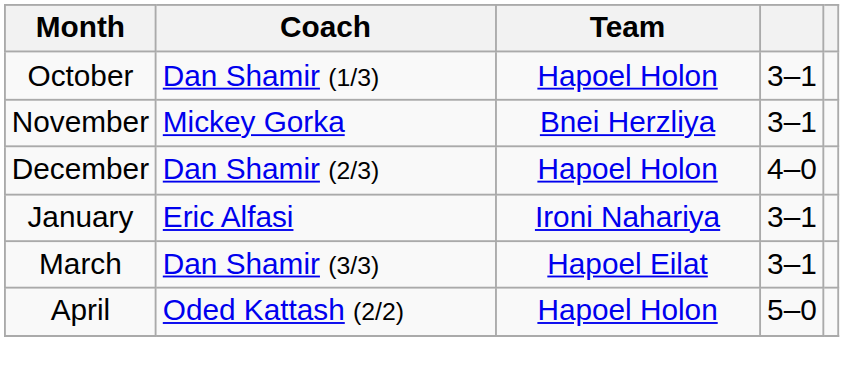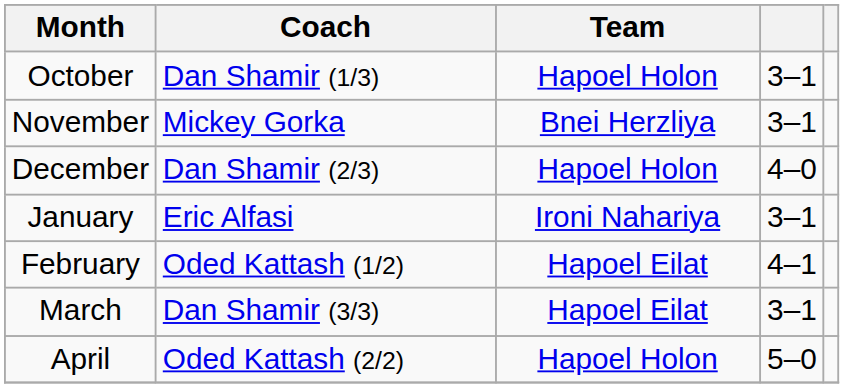+ row: (80, 264)
